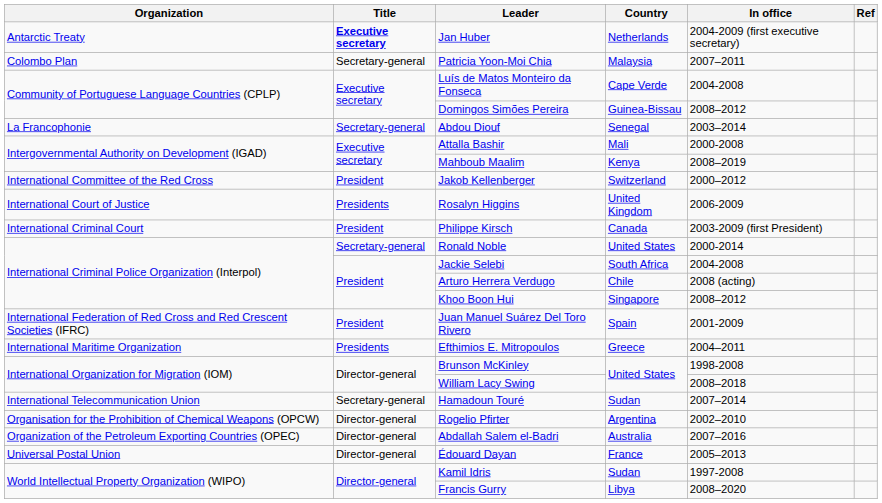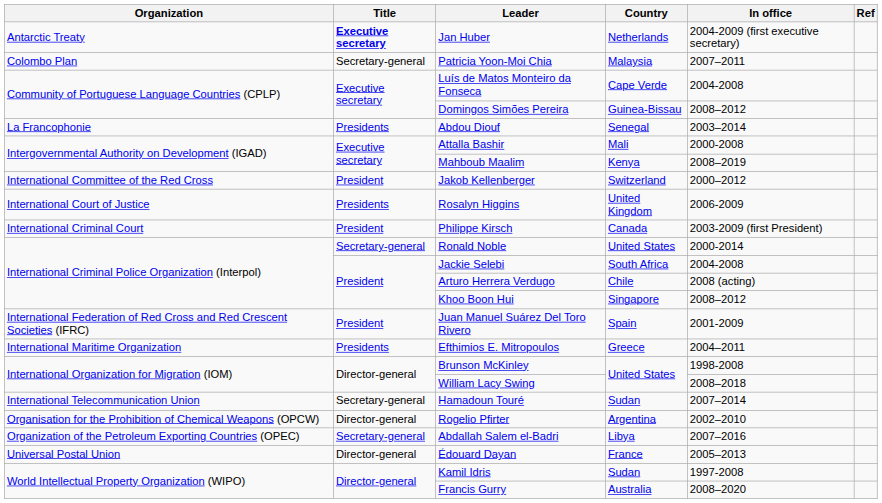(381, 127) Secretary-general -> (362, 127) Presidents
(376, 436) Director-general -> (381, 436) Secretary-general
(630, 436) Australia -> (621, 436) Libya
(621, 490) Libya -> (630, 490) Australia
